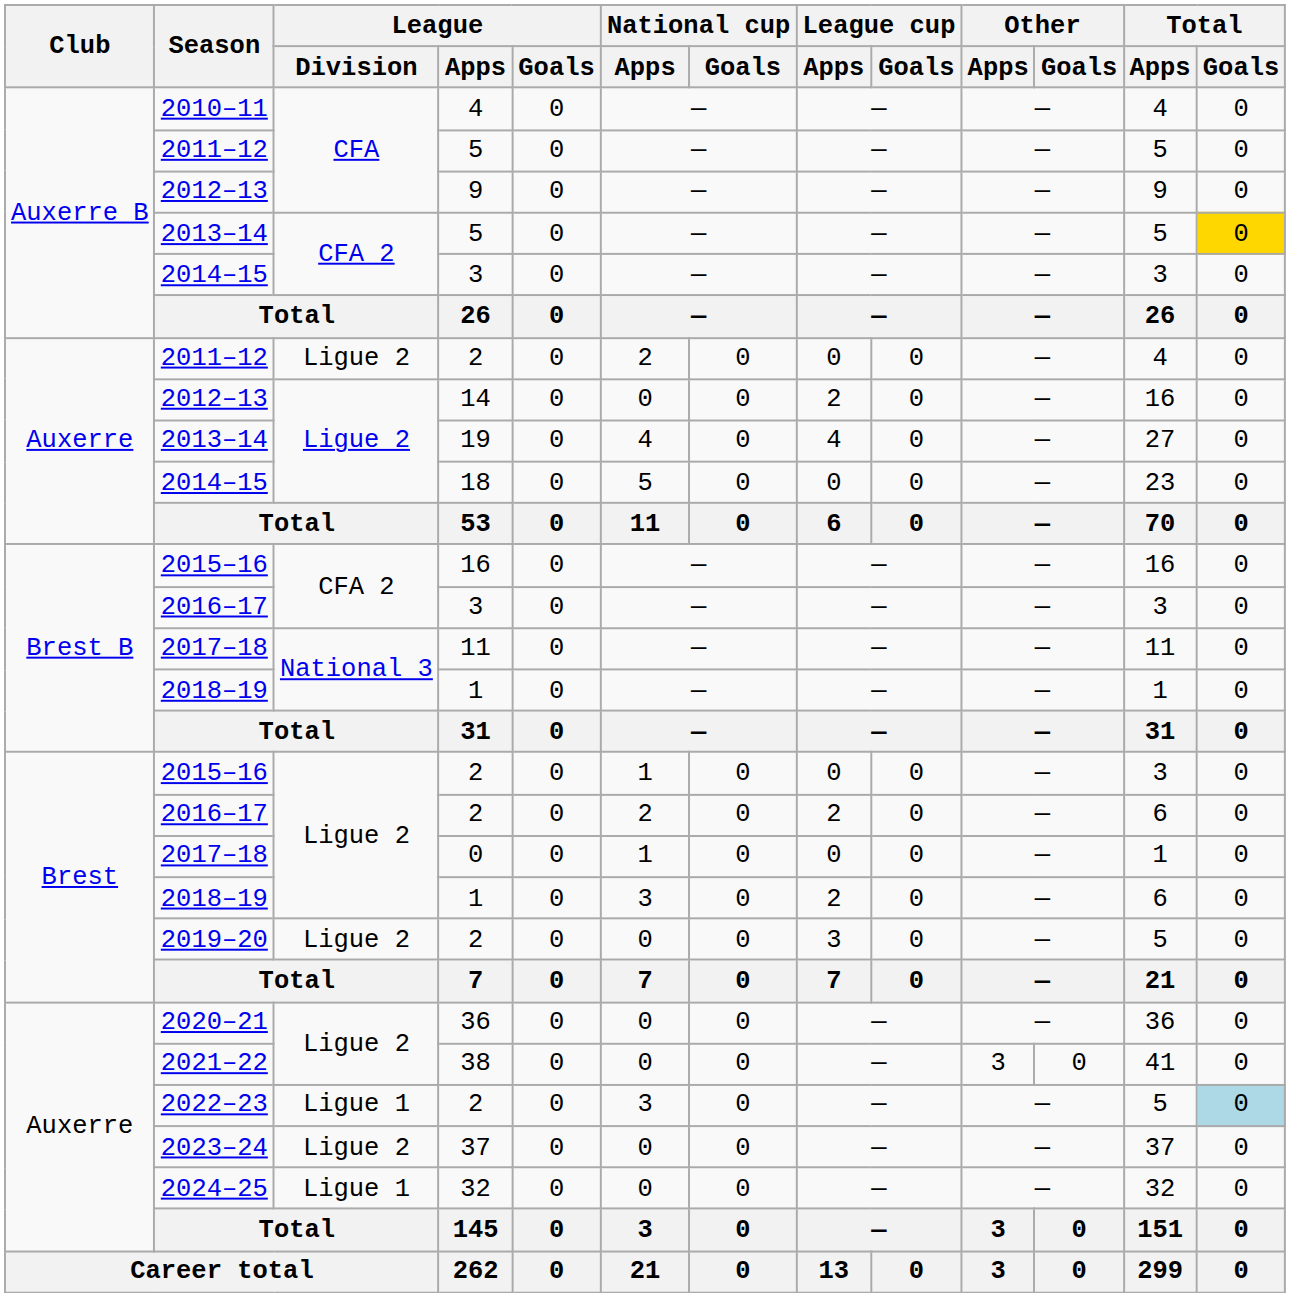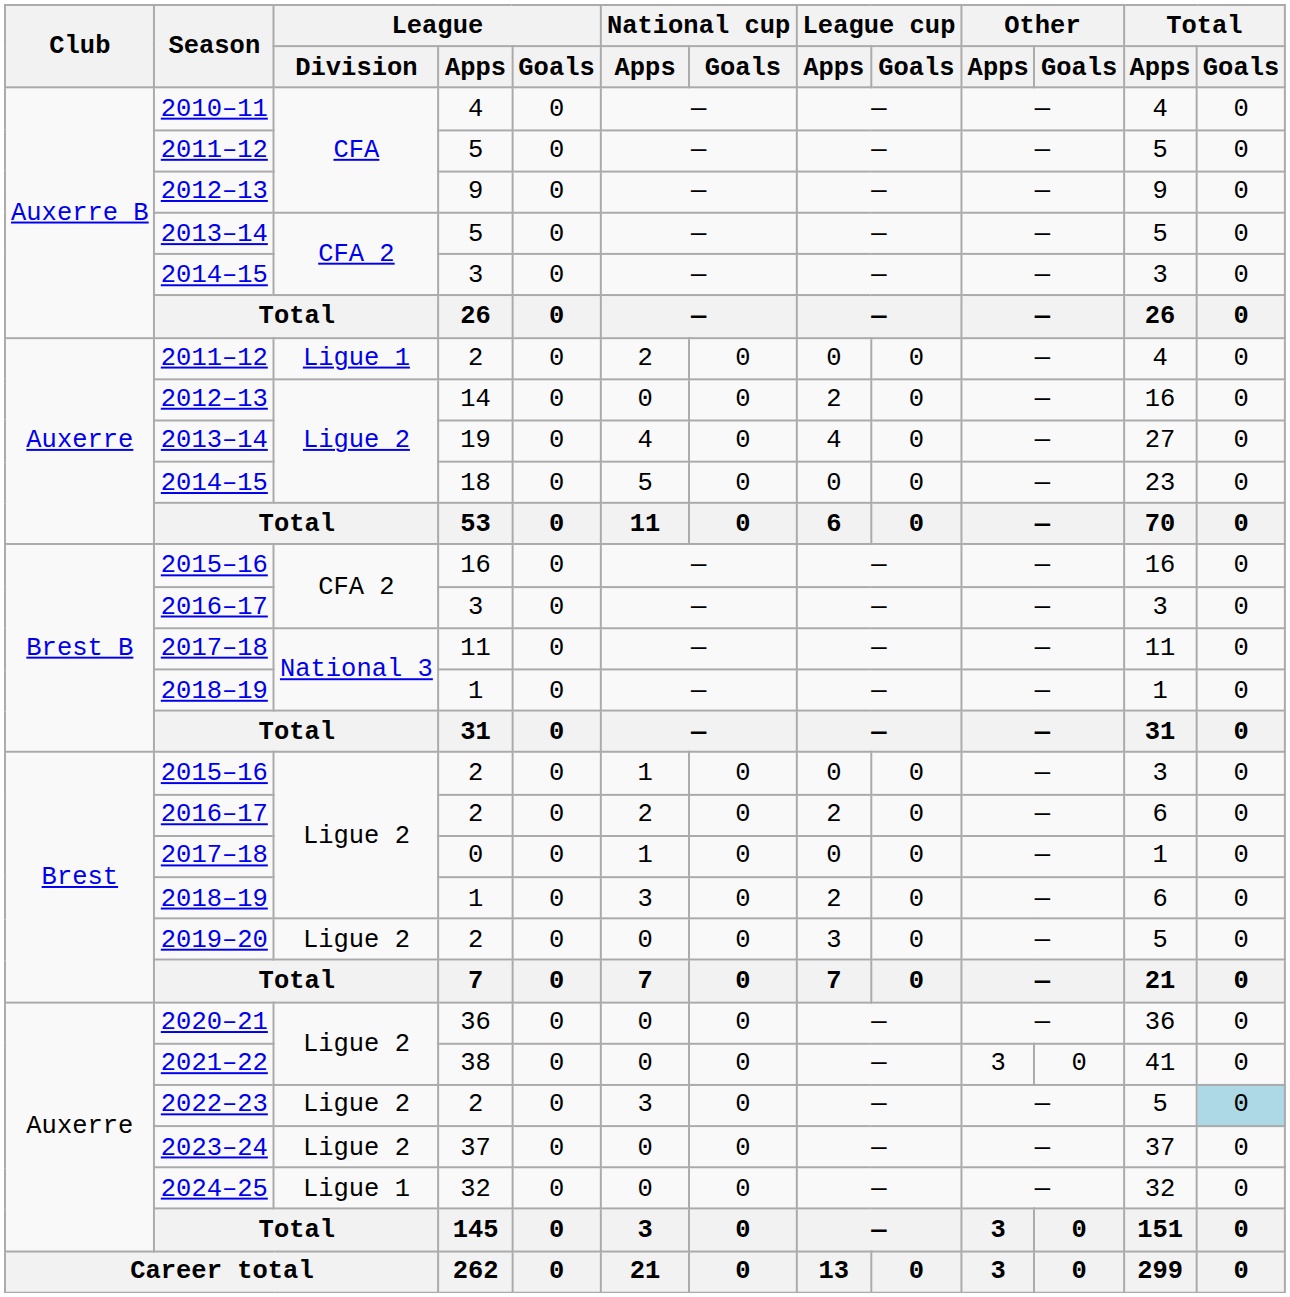(1241, 233) gold background -> (1241, 233) no background
(356, 358) Ligue 2 -> (356, 358) Ligue 1
(356, 1105) Ligue 1 -> (356, 1105) Ligue 2
